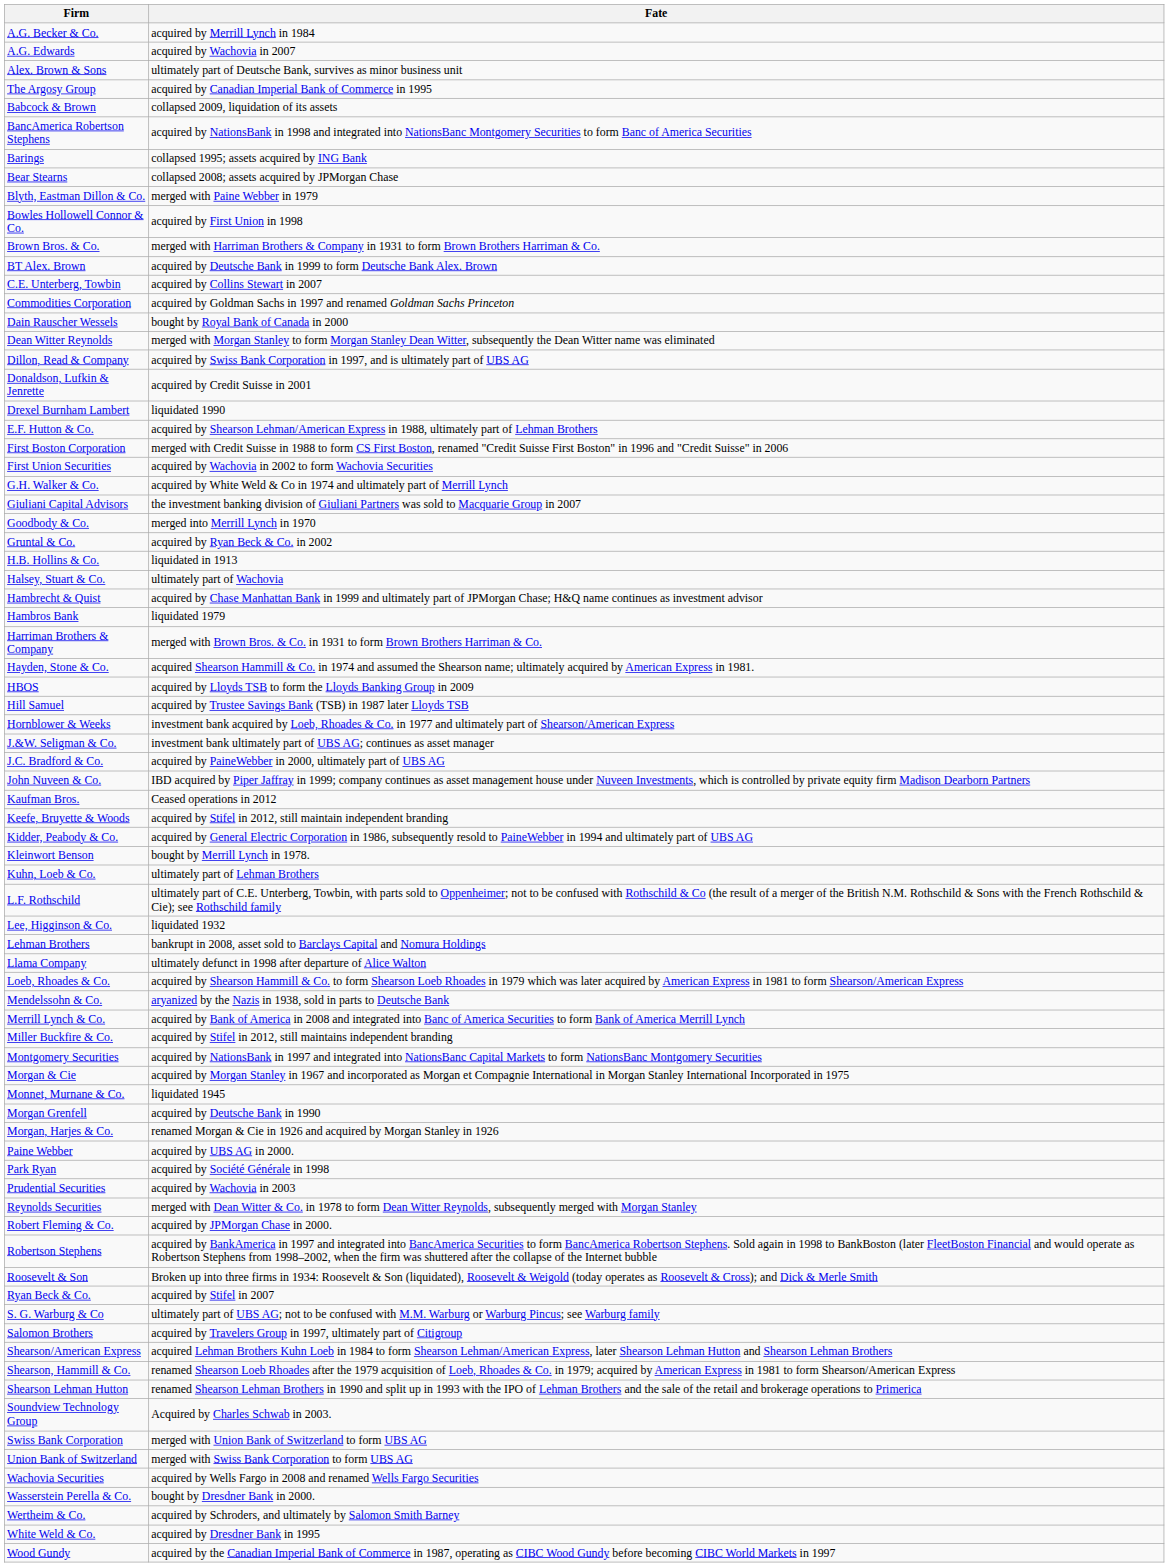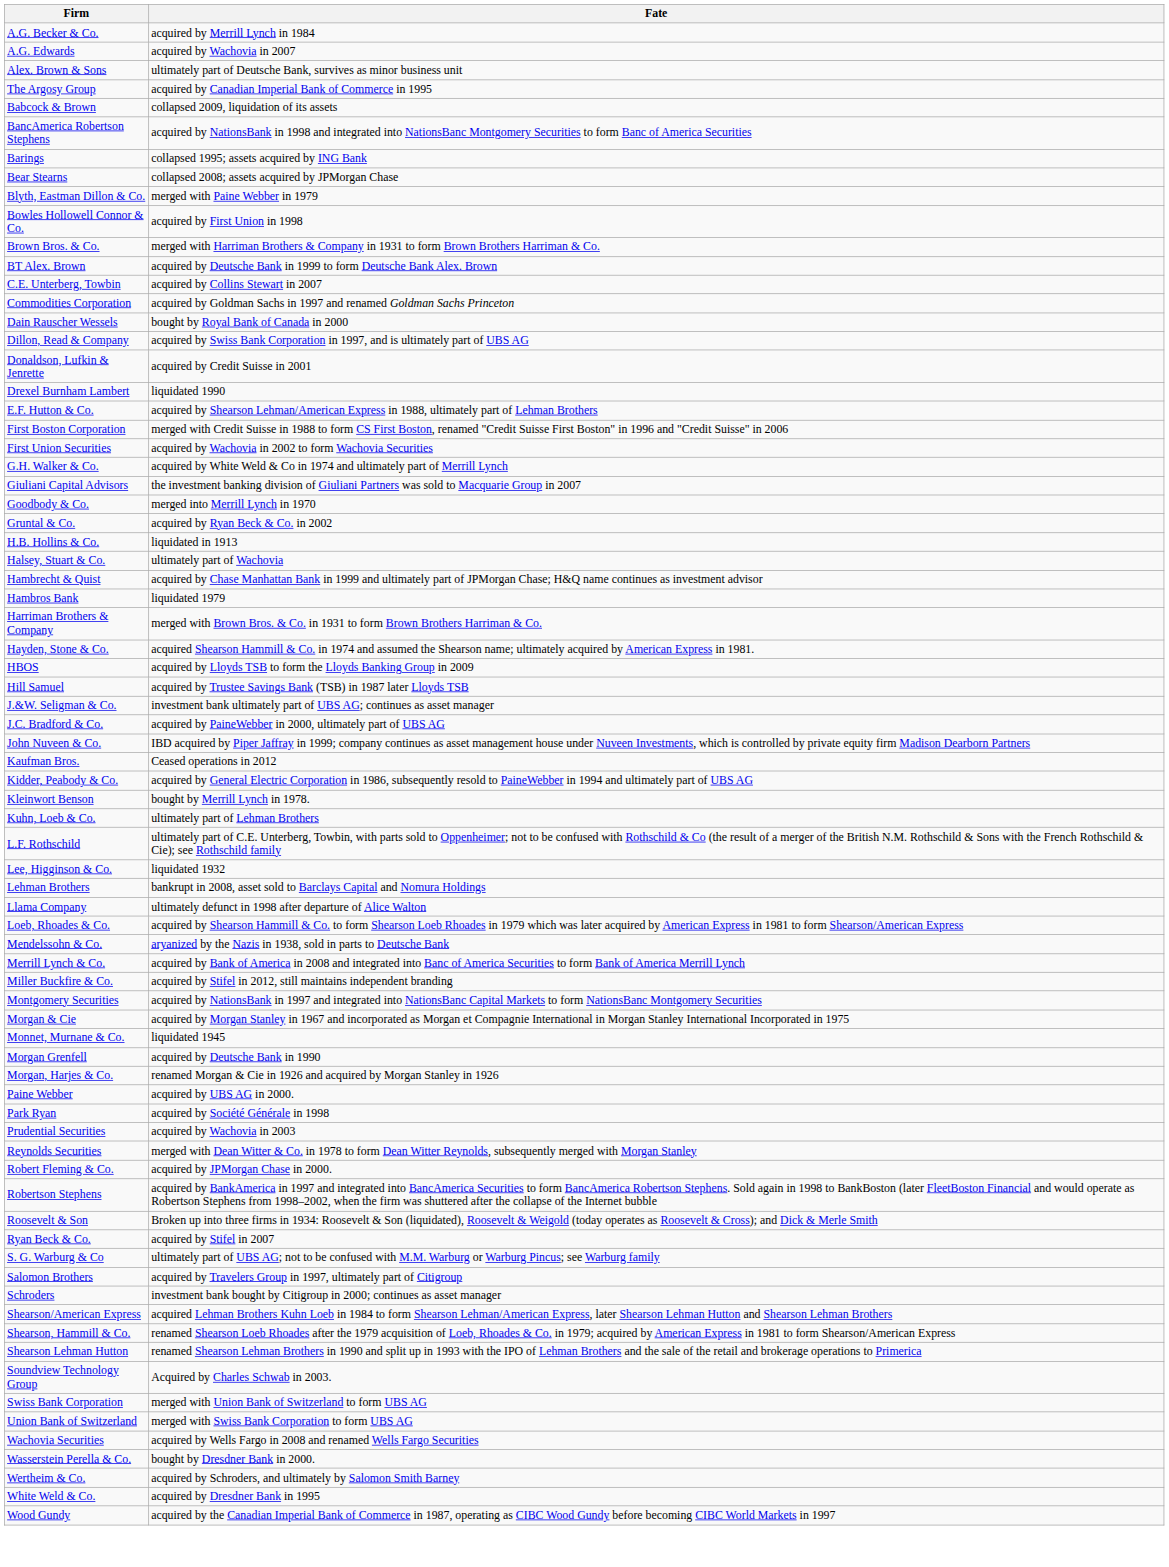- row: (60, 340)
- row: (59, 724)
- row: (68, 818)
+ row: (31, 1295)
